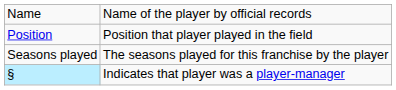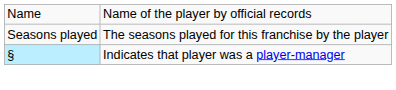- row: (30, 34)
